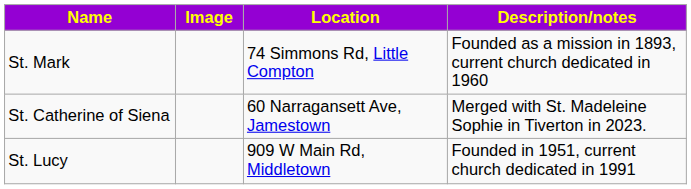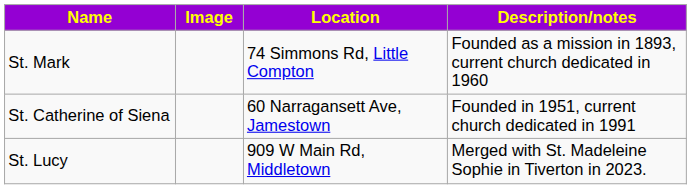(549, 116) Merged with St. Madeleine Sophie in Tiverton in 2023. -> (544, 116) Founded in 1951, current church dedicated in 1991
(544, 160) Founded in 1951, current church dedicated in 1991 -> (549, 160) Merged with St. Madeleine Sophie in Tiverton in 2023.
